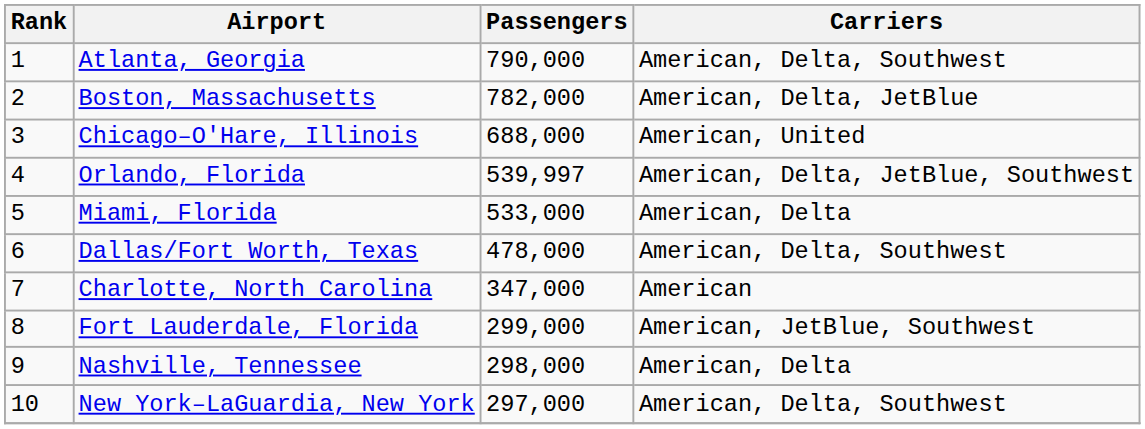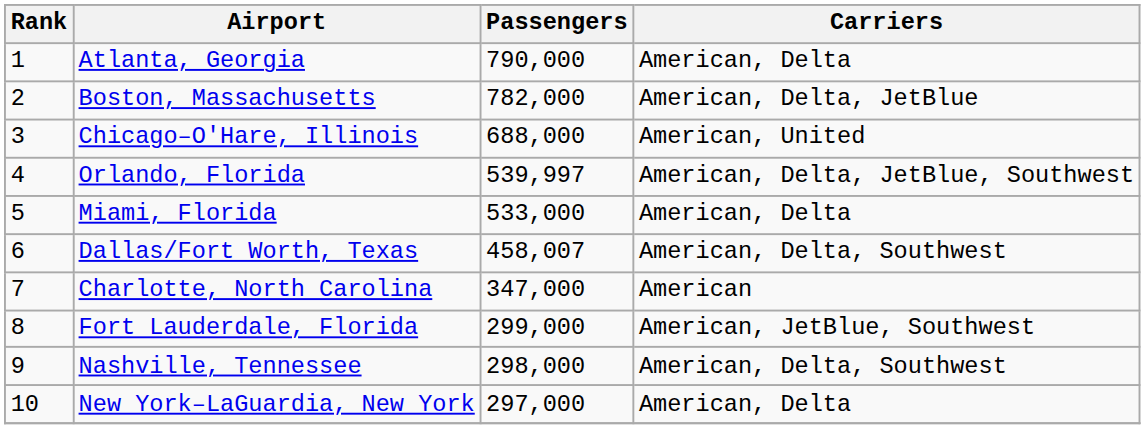(823, 62) American, Delta, Southwest -> (745, 62) American, Delta
(536, 253) 478,000 -> (536, 253) 458,007
(745, 367) American, Delta -> (823, 367) American, Delta, Southwest
(823, 405) American, Delta, Southwest -> (745, 405) American, Delta
